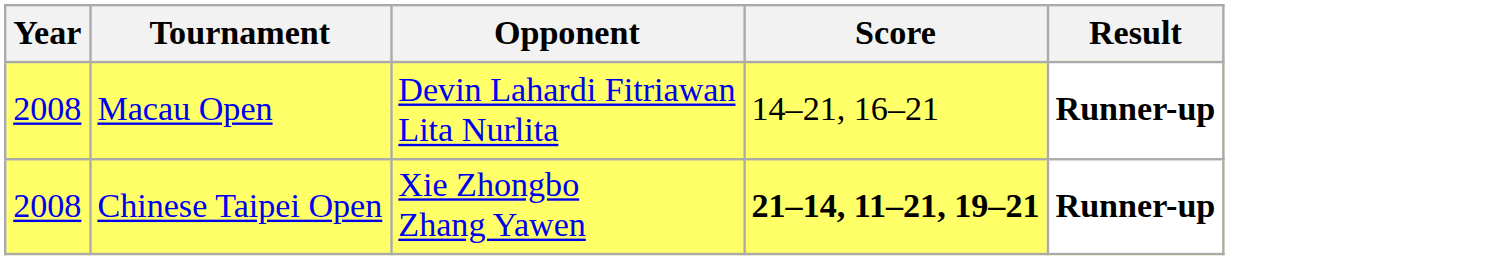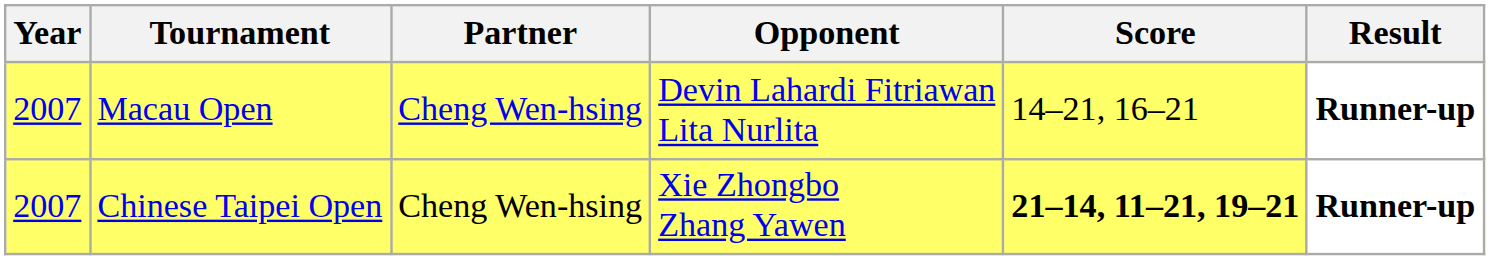+ column: (520, 33)
(47, 109) 2008 -> (47, 109) 2007
(47, 206) 2008 -> (47, 206) 2007
